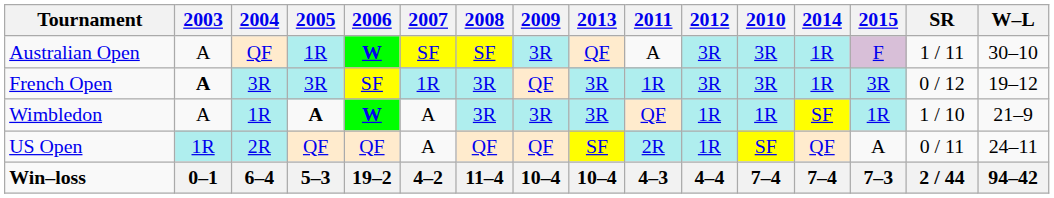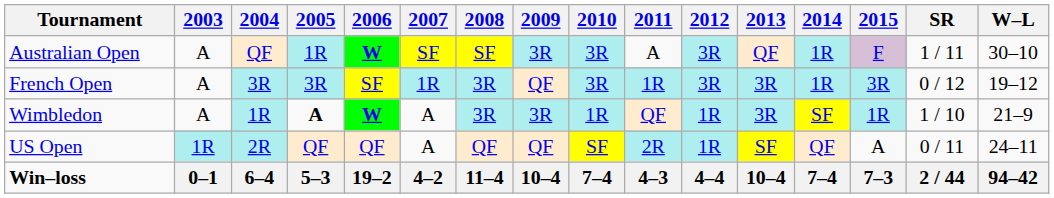columns swapped: (766, 20) <-> (597, 20)
(203, 83) bold -> (203, 83) normal
